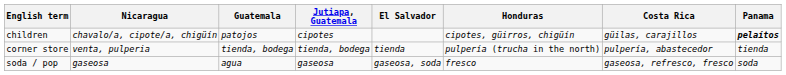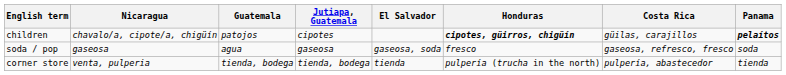(510, 35) normal -> (510, 35) bold
rows swapped: (37, 49) <-> (32, 63)
